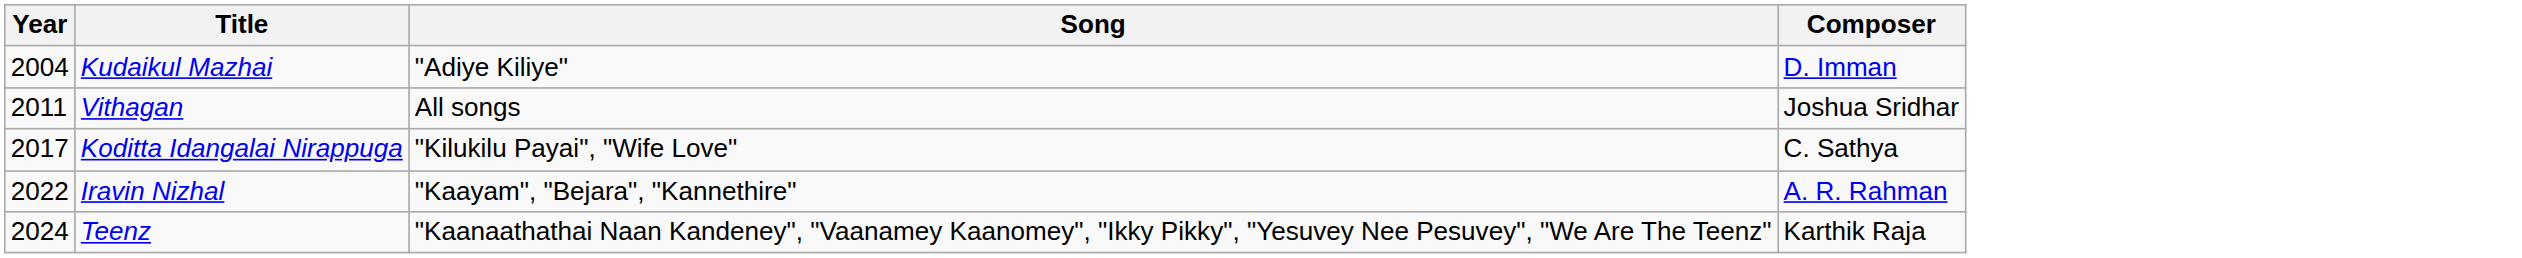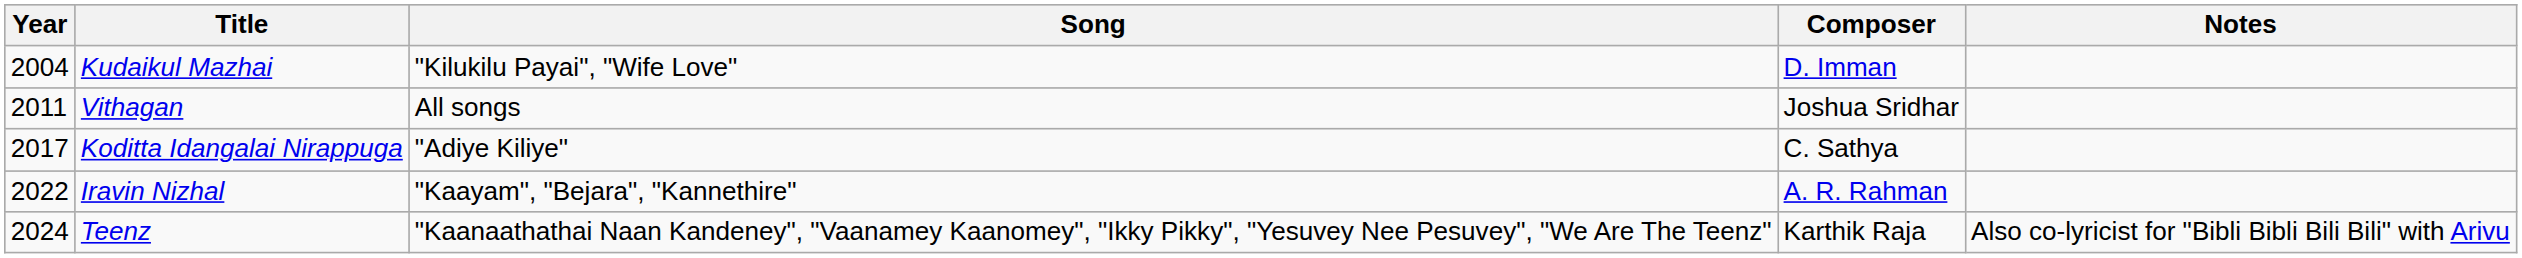+ column: (2240, 25)
(491, 66) "Adiye Kiliye" -> (576, 66) "Kilukilu Payai", "Wife Love"
(576, 149) "Kilukilu Payai", "Wife Love" -> (491, 149) "Adiye Kiliye"
